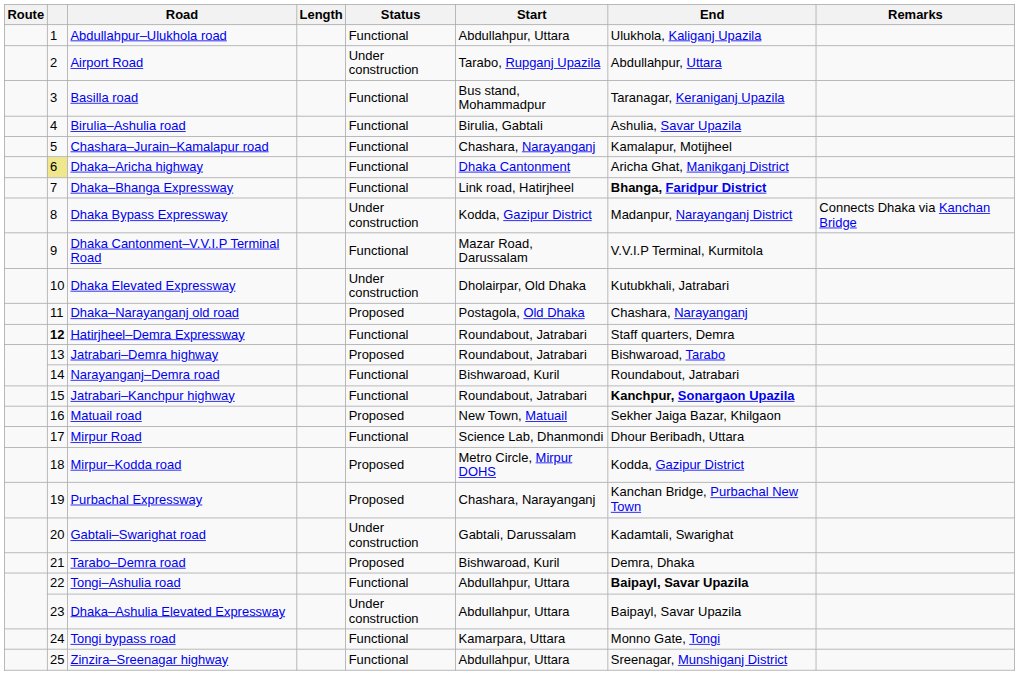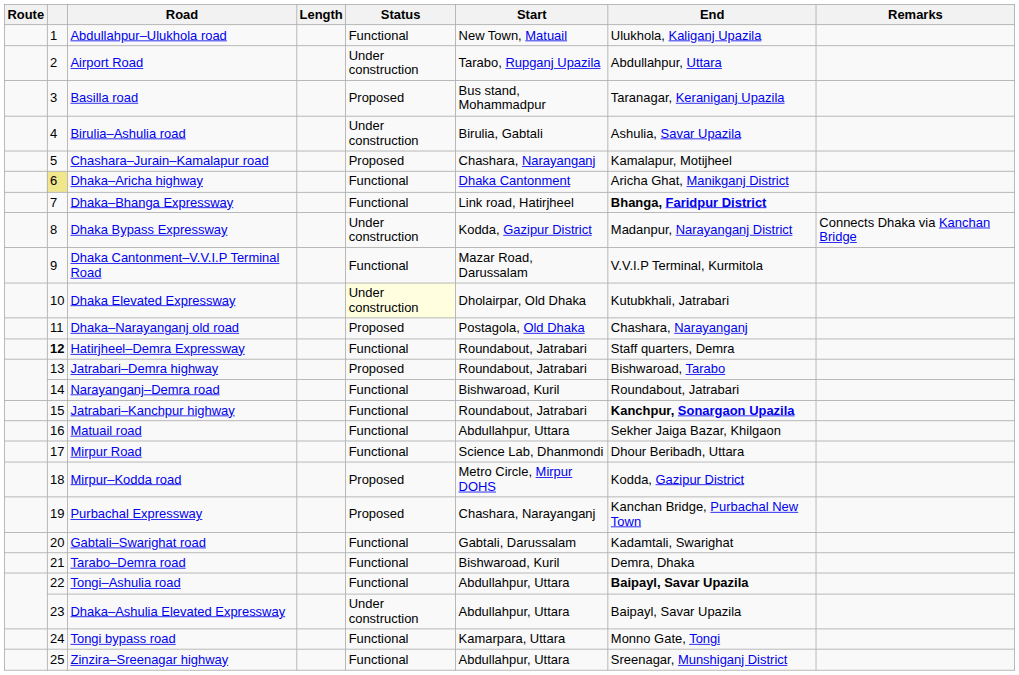(514, 35) Abdullahpur, Uttara -> (513, 35) New Town, Matuail
(379, 98) Functional -> (376, 98) Proposed
(379, 126) Functional -> (384, 133) Under construction
(379, 146) Functional -> (376, 161) Proposed
(384, 285) no background -> (384, 300) lightyellow background
(376, 416) Proposed -> (379, 431) Functional
(513, 416) New Town, Matuail -> (514, 431) Abdullahpur, Uttara
(384, 535) Under construction -> (379, 542) Functional
(376, 563) Proposed -> (379, 563) Functional
